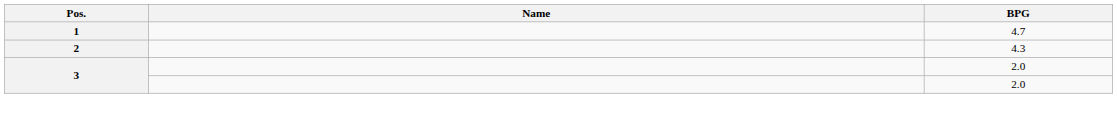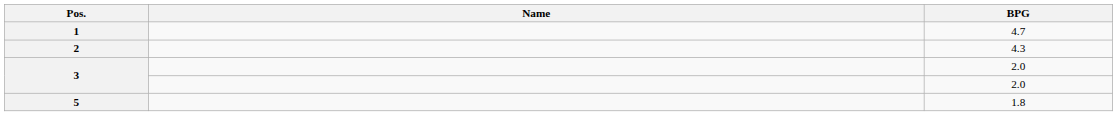+ row: (76, 102)
